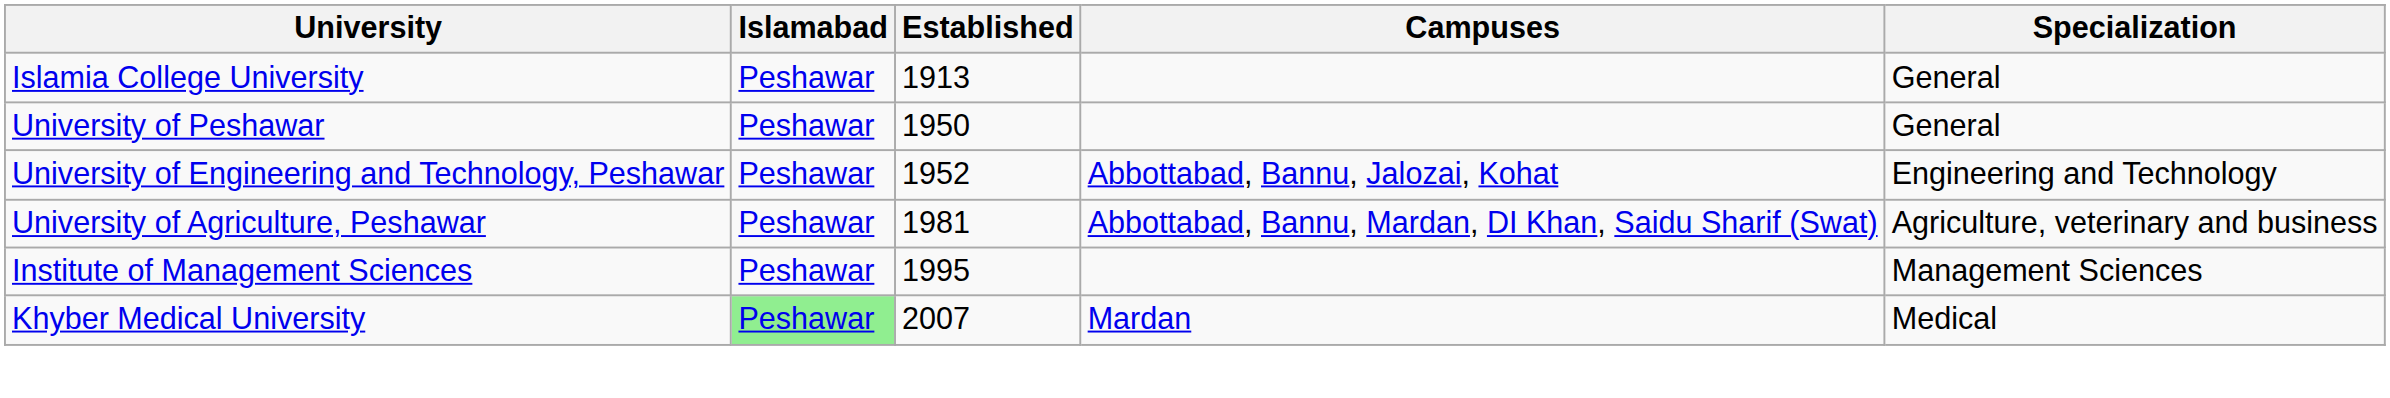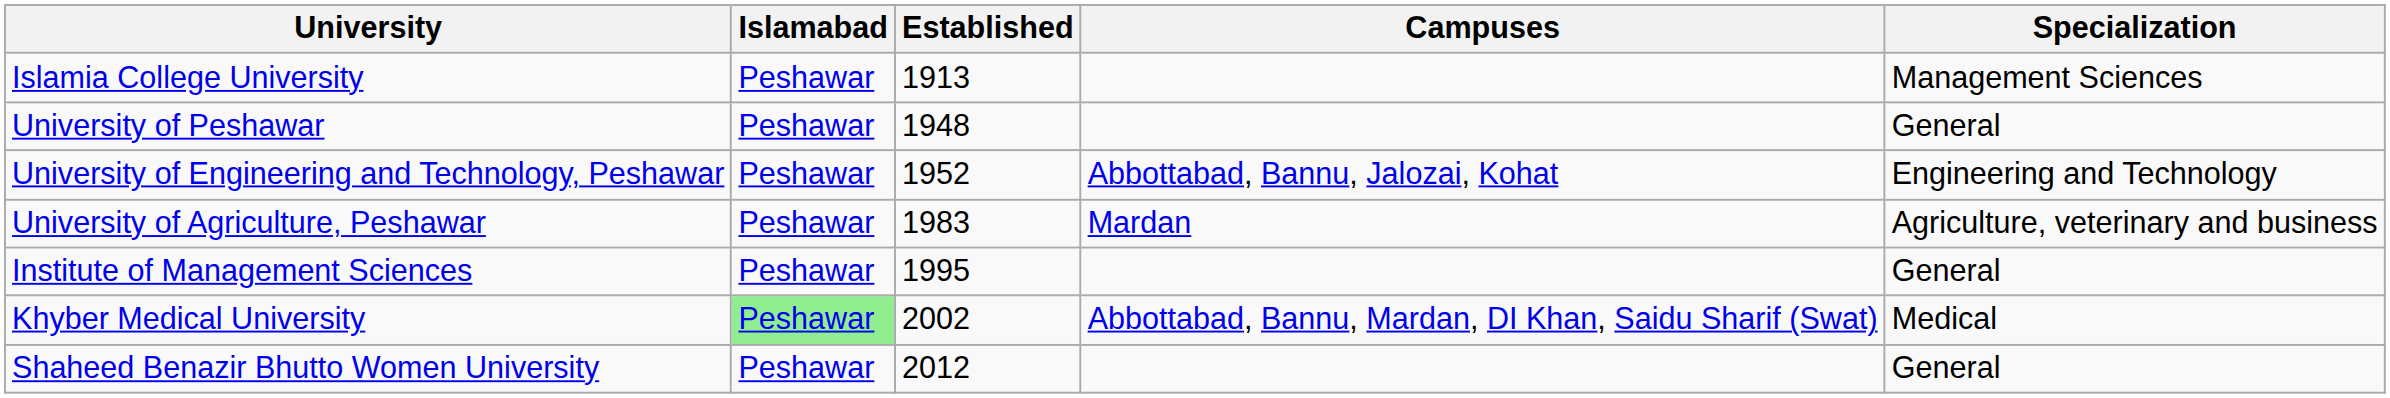(1946, 77) General -> (2047, 77) Management Sciences
(936, 125) 1950 -> (936, 125) 1948
(936, 222) 1981 -> (936, 222) 1983
(1483, 222) Abbottabad, Bannu, Mardan, DI Khan, Saidu Sharif (Swat) -> (1139, 222) Mardan
(2047, 271) Management Sciences -> (1946, 271) General
(936, 319) 2007 -> (936, 319) 2002
(1139, 319) Mardan -> (1483, 319) Abbottabad, Bannu, Mardan, DI Khan, Saidu Sharif (Swat)
+ row: (306, 367)
